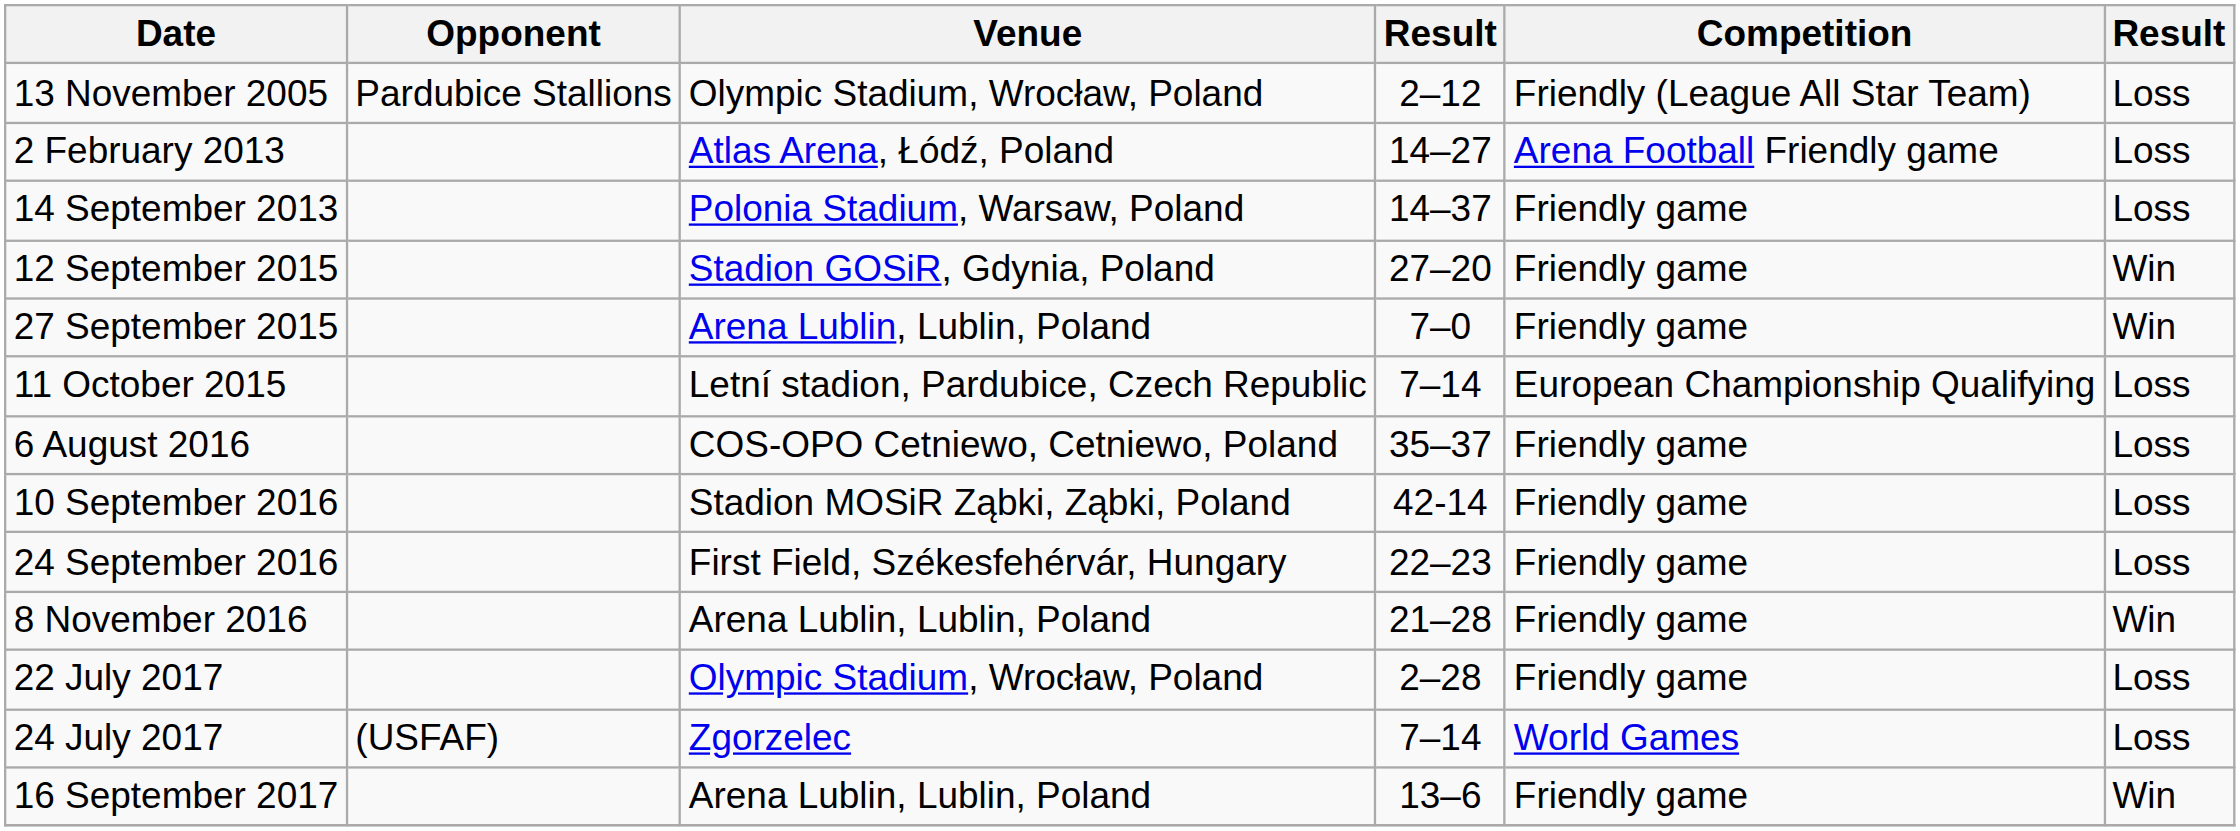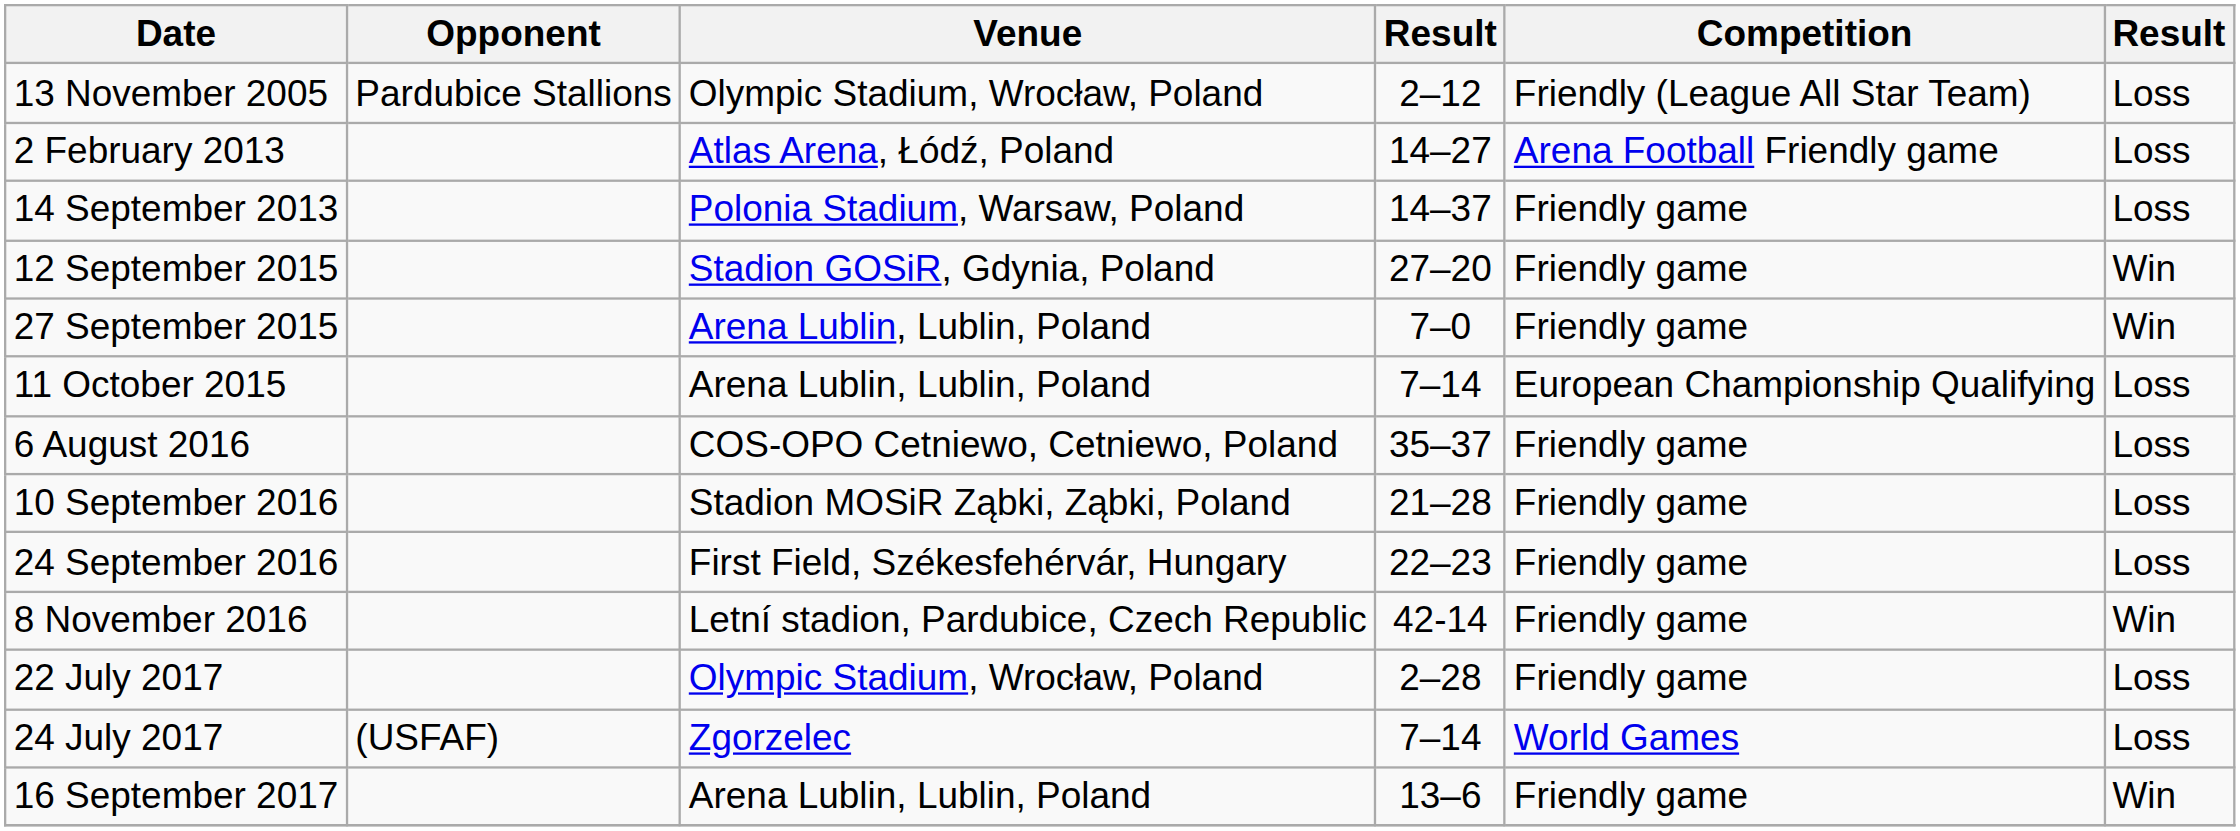(1028, 385) Letní stadion, Pardubice, Czech Republic -> (920, 385) Arena Lublin, Lublin, Poland
(1440, 502) 42-14 -> (1440, 502) 21–28
(920, 619) Arena Lublin, Lublin, Poland -> (1028, 619) Letní stadion, Pardubice, Czech Republic
(1440, 619) 21–28 -> (1440, 619) 42-14
